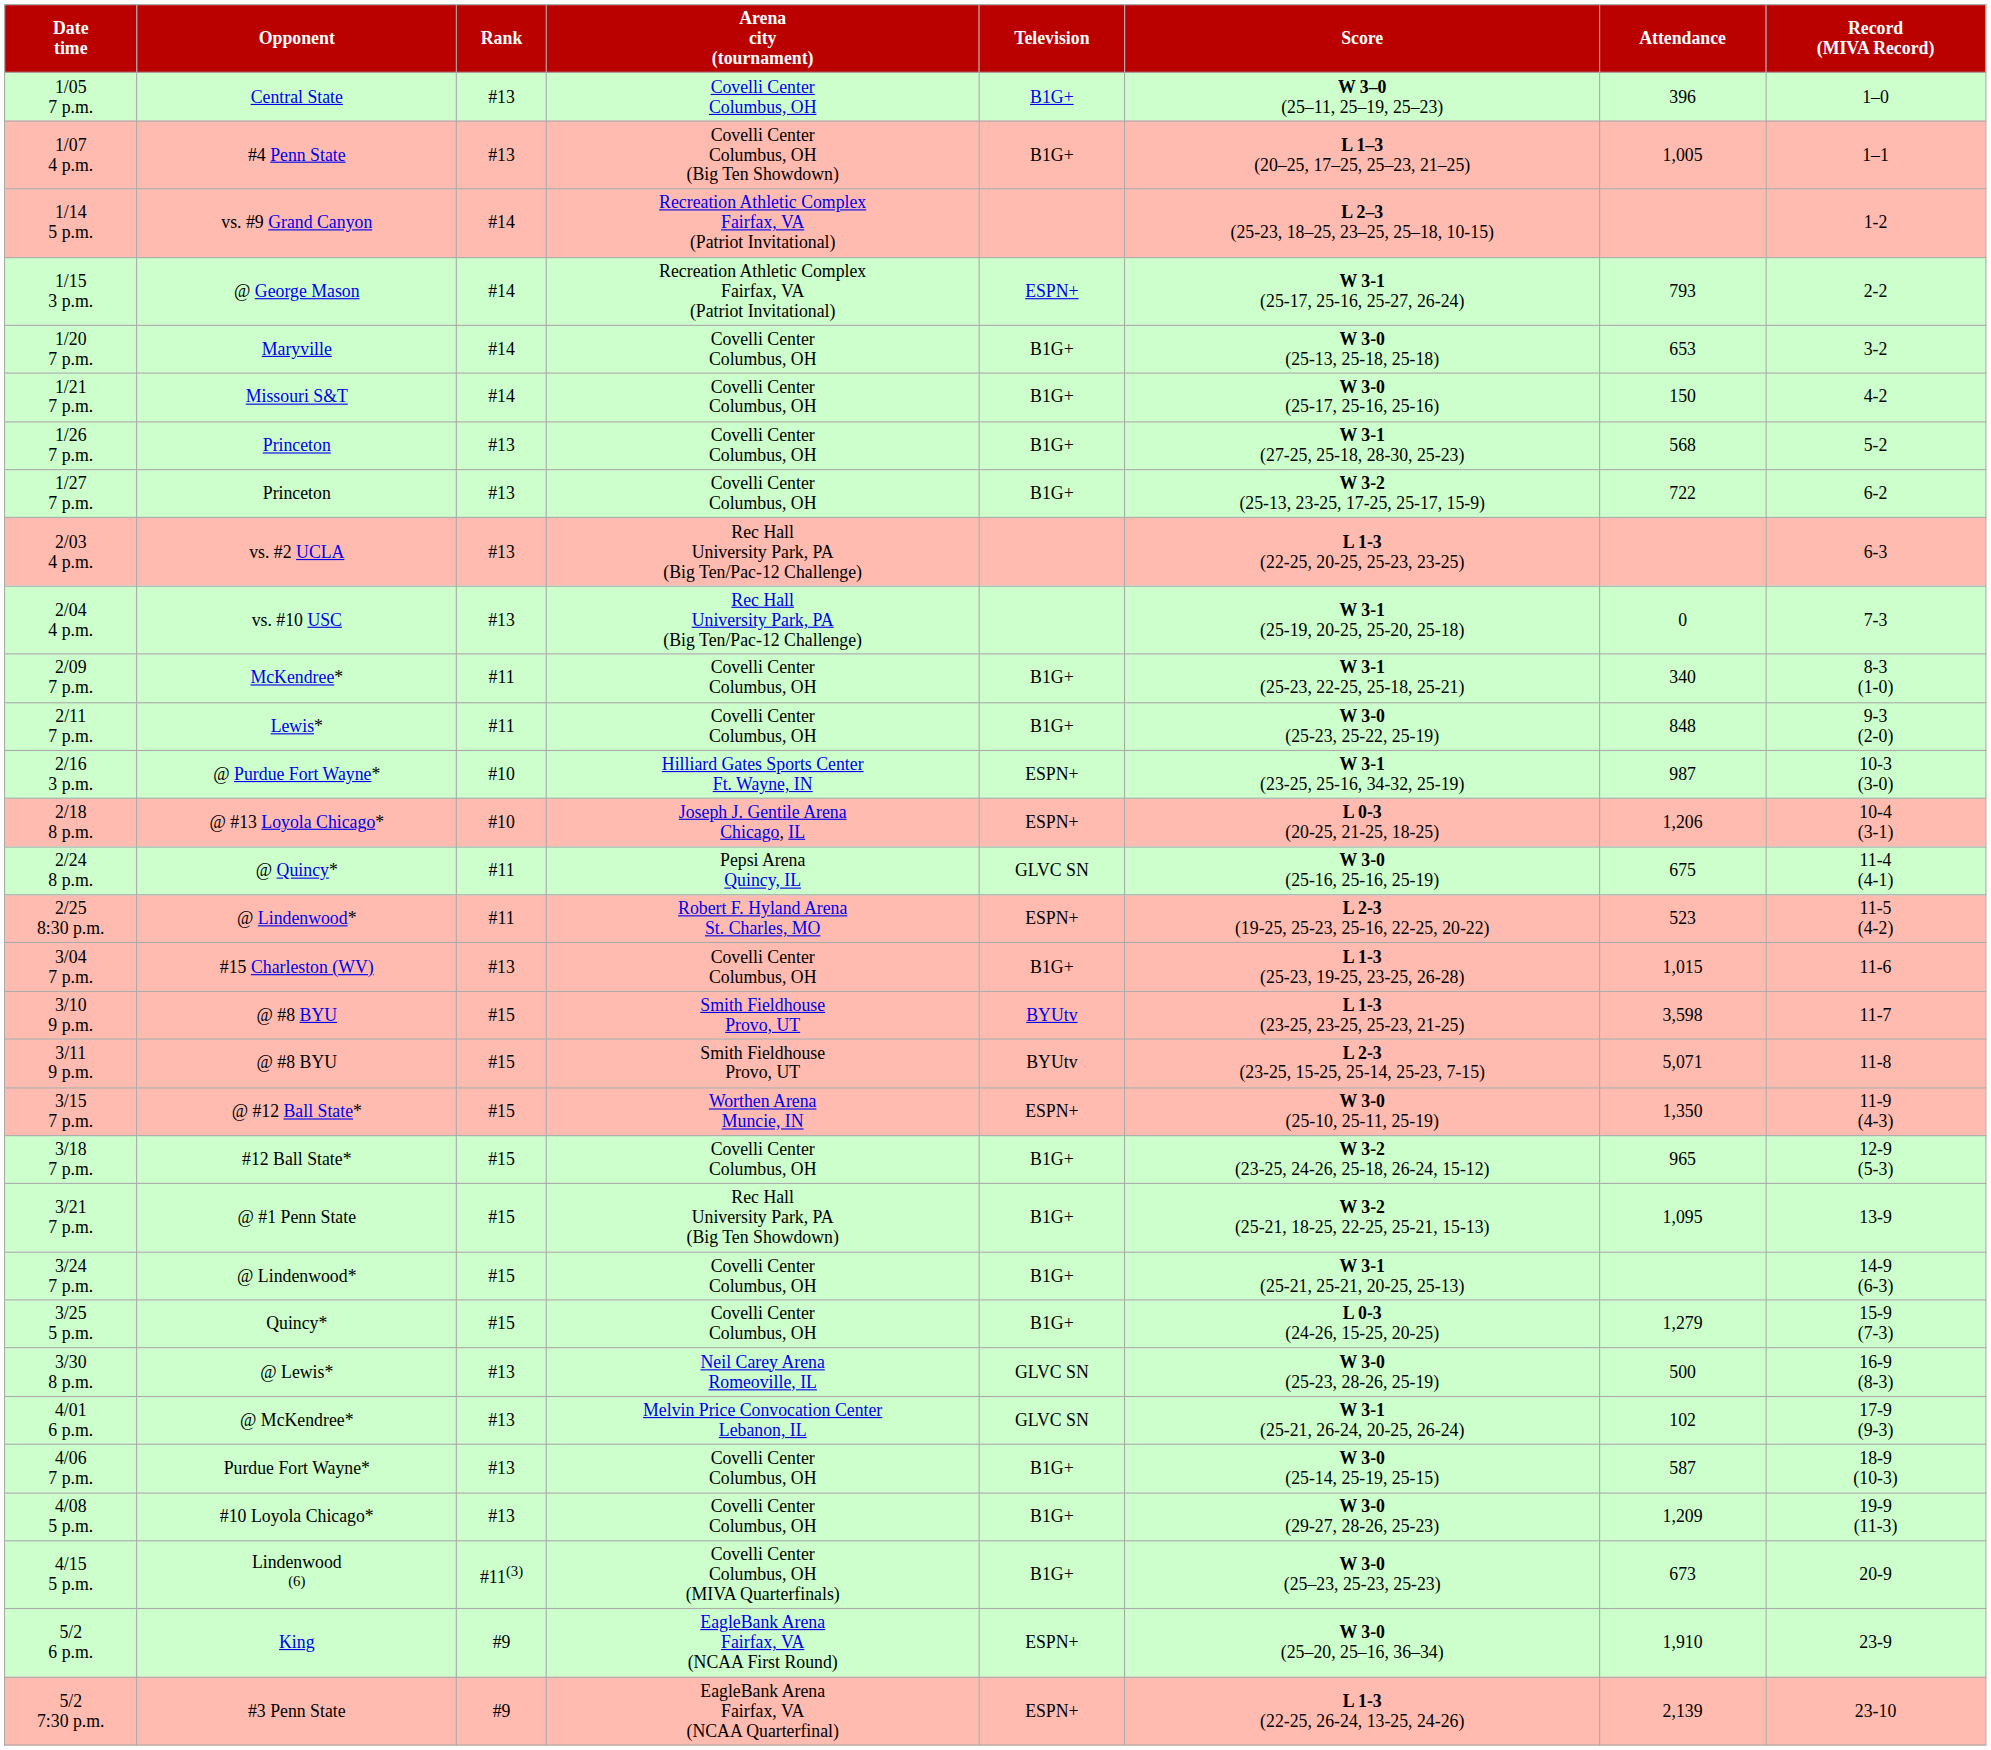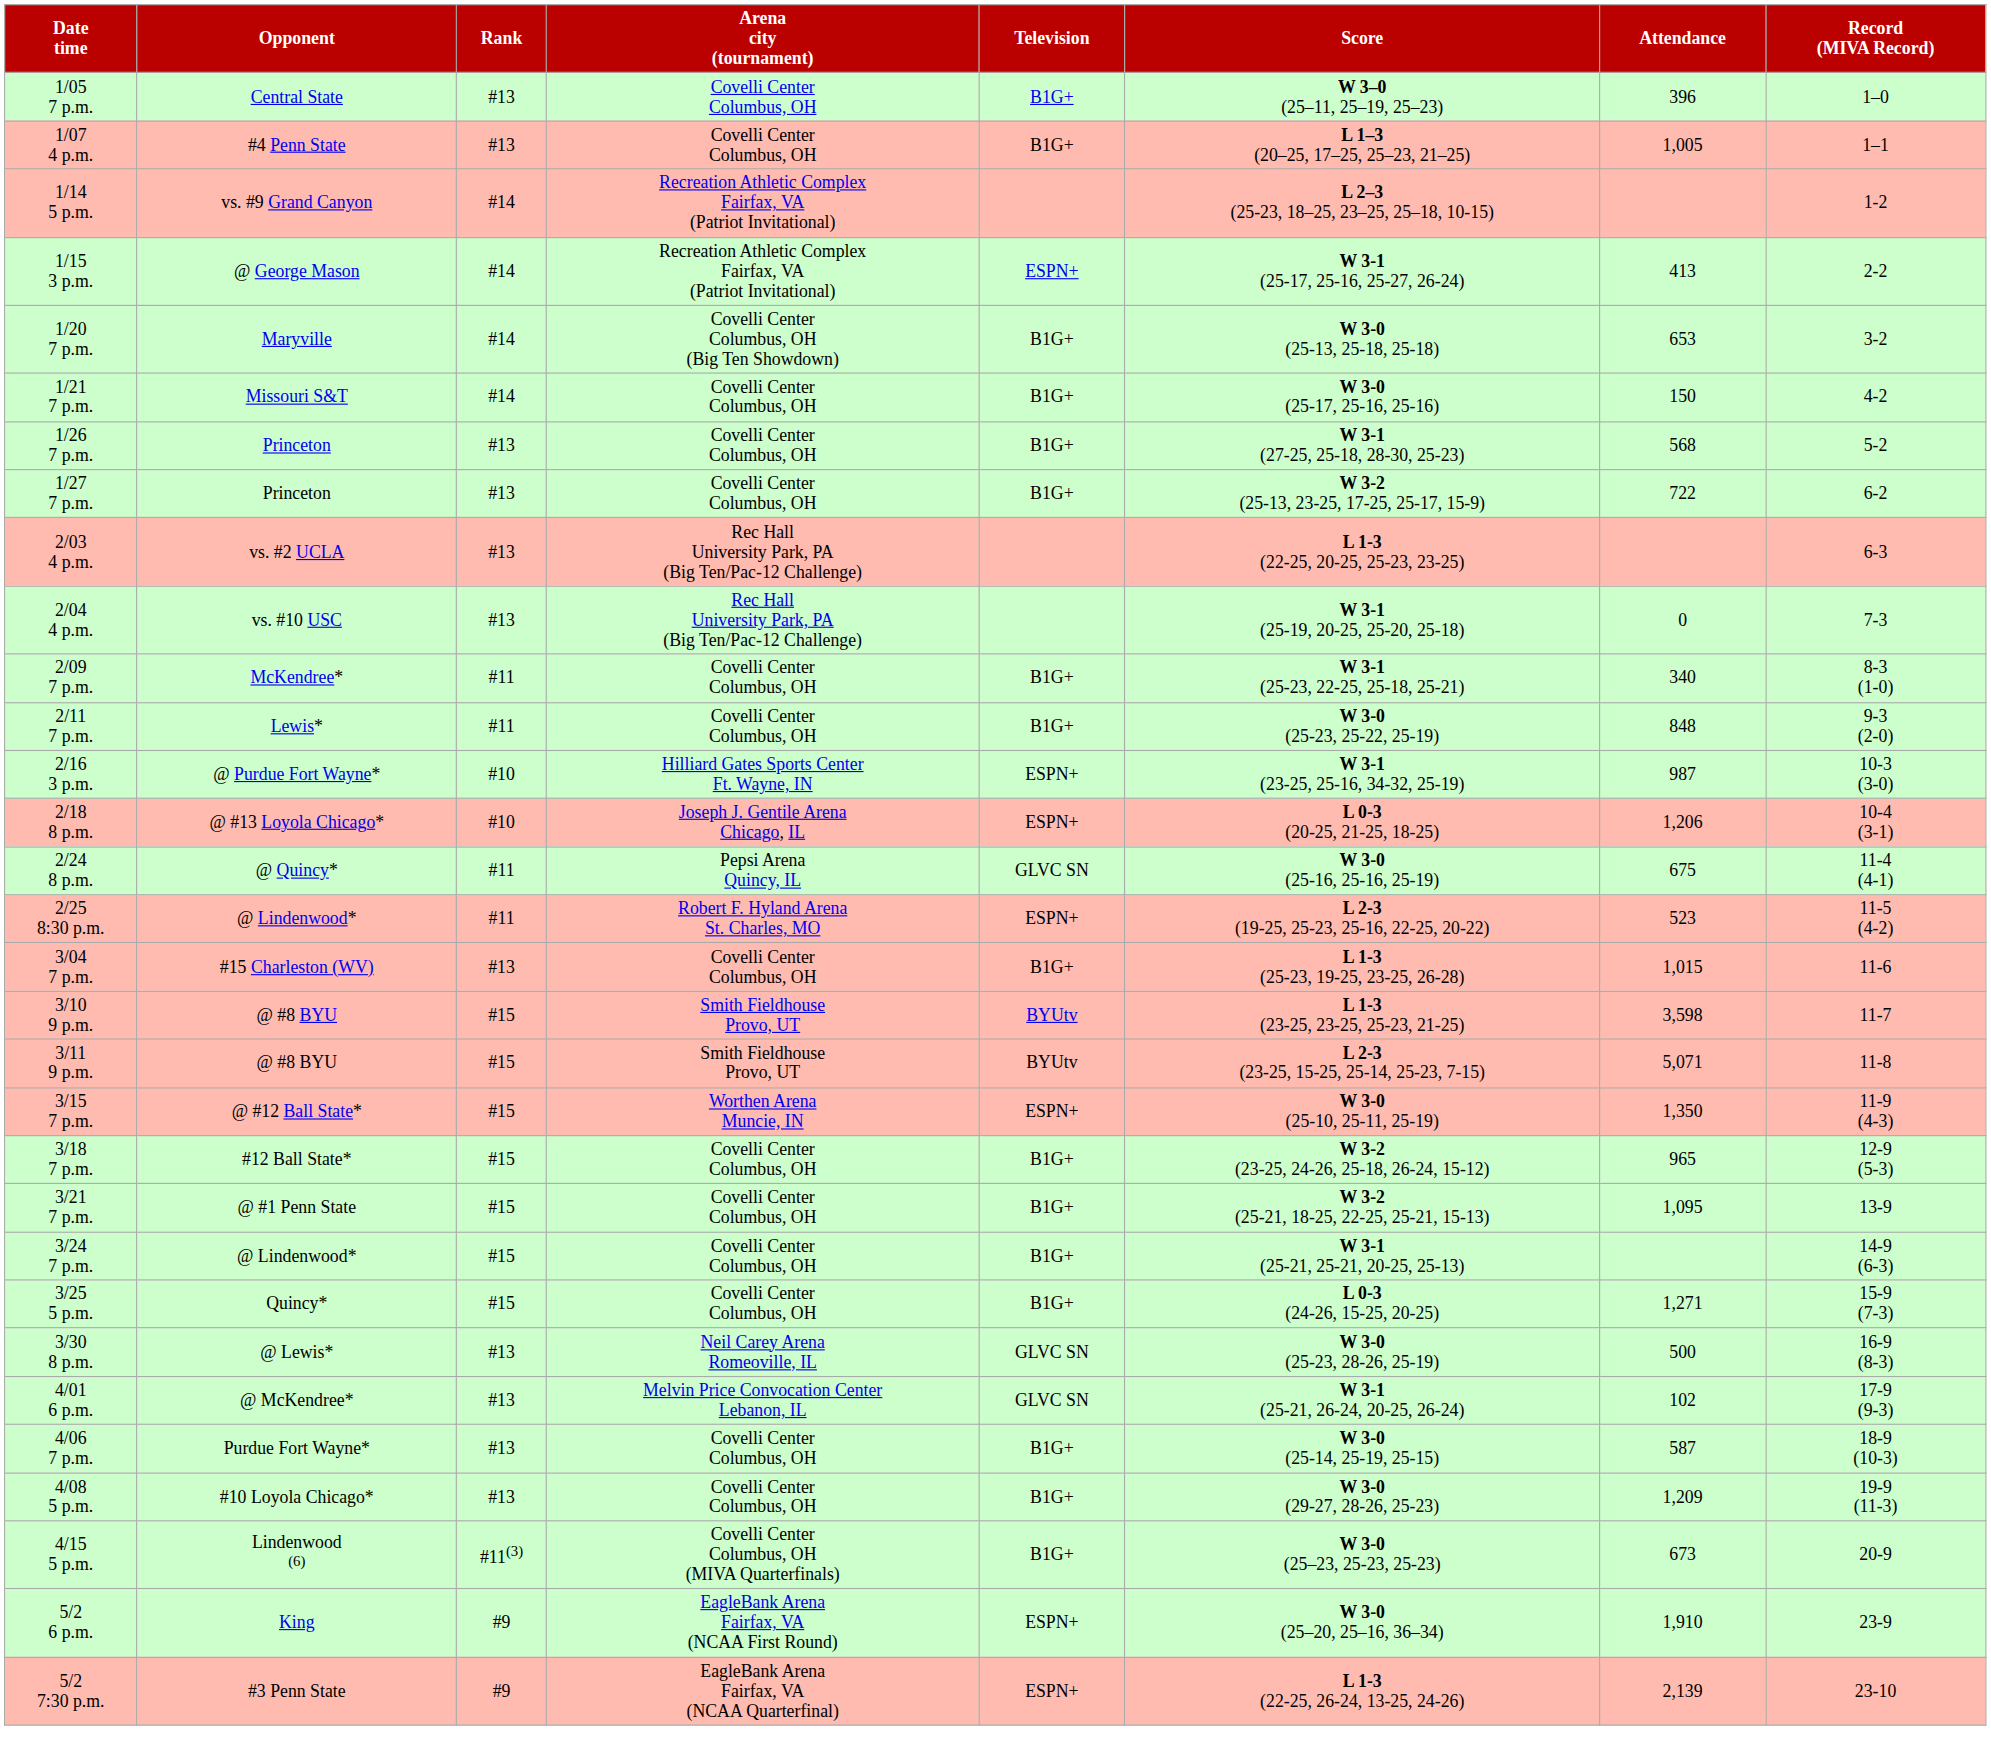(763, 154) Covelli Center Columbus, OH (Big Ten Showdown) -> (763, 144) Covelli Center Columbus, OH
(1683, 291) 793 -> (1683, 271) 413
(763, 349) Covelli Center Columbus, OH -> (763, 339) Covelli Center Columbus, OH (Big Ten Showdown)
(763, 1217) Rec Hall University Park, PA (Big Ten Showdown) -> (763, 1207) Covelli Center Columbus, OH
(1683, 1323) 1,279 -> (1683, 1303) 1,271
